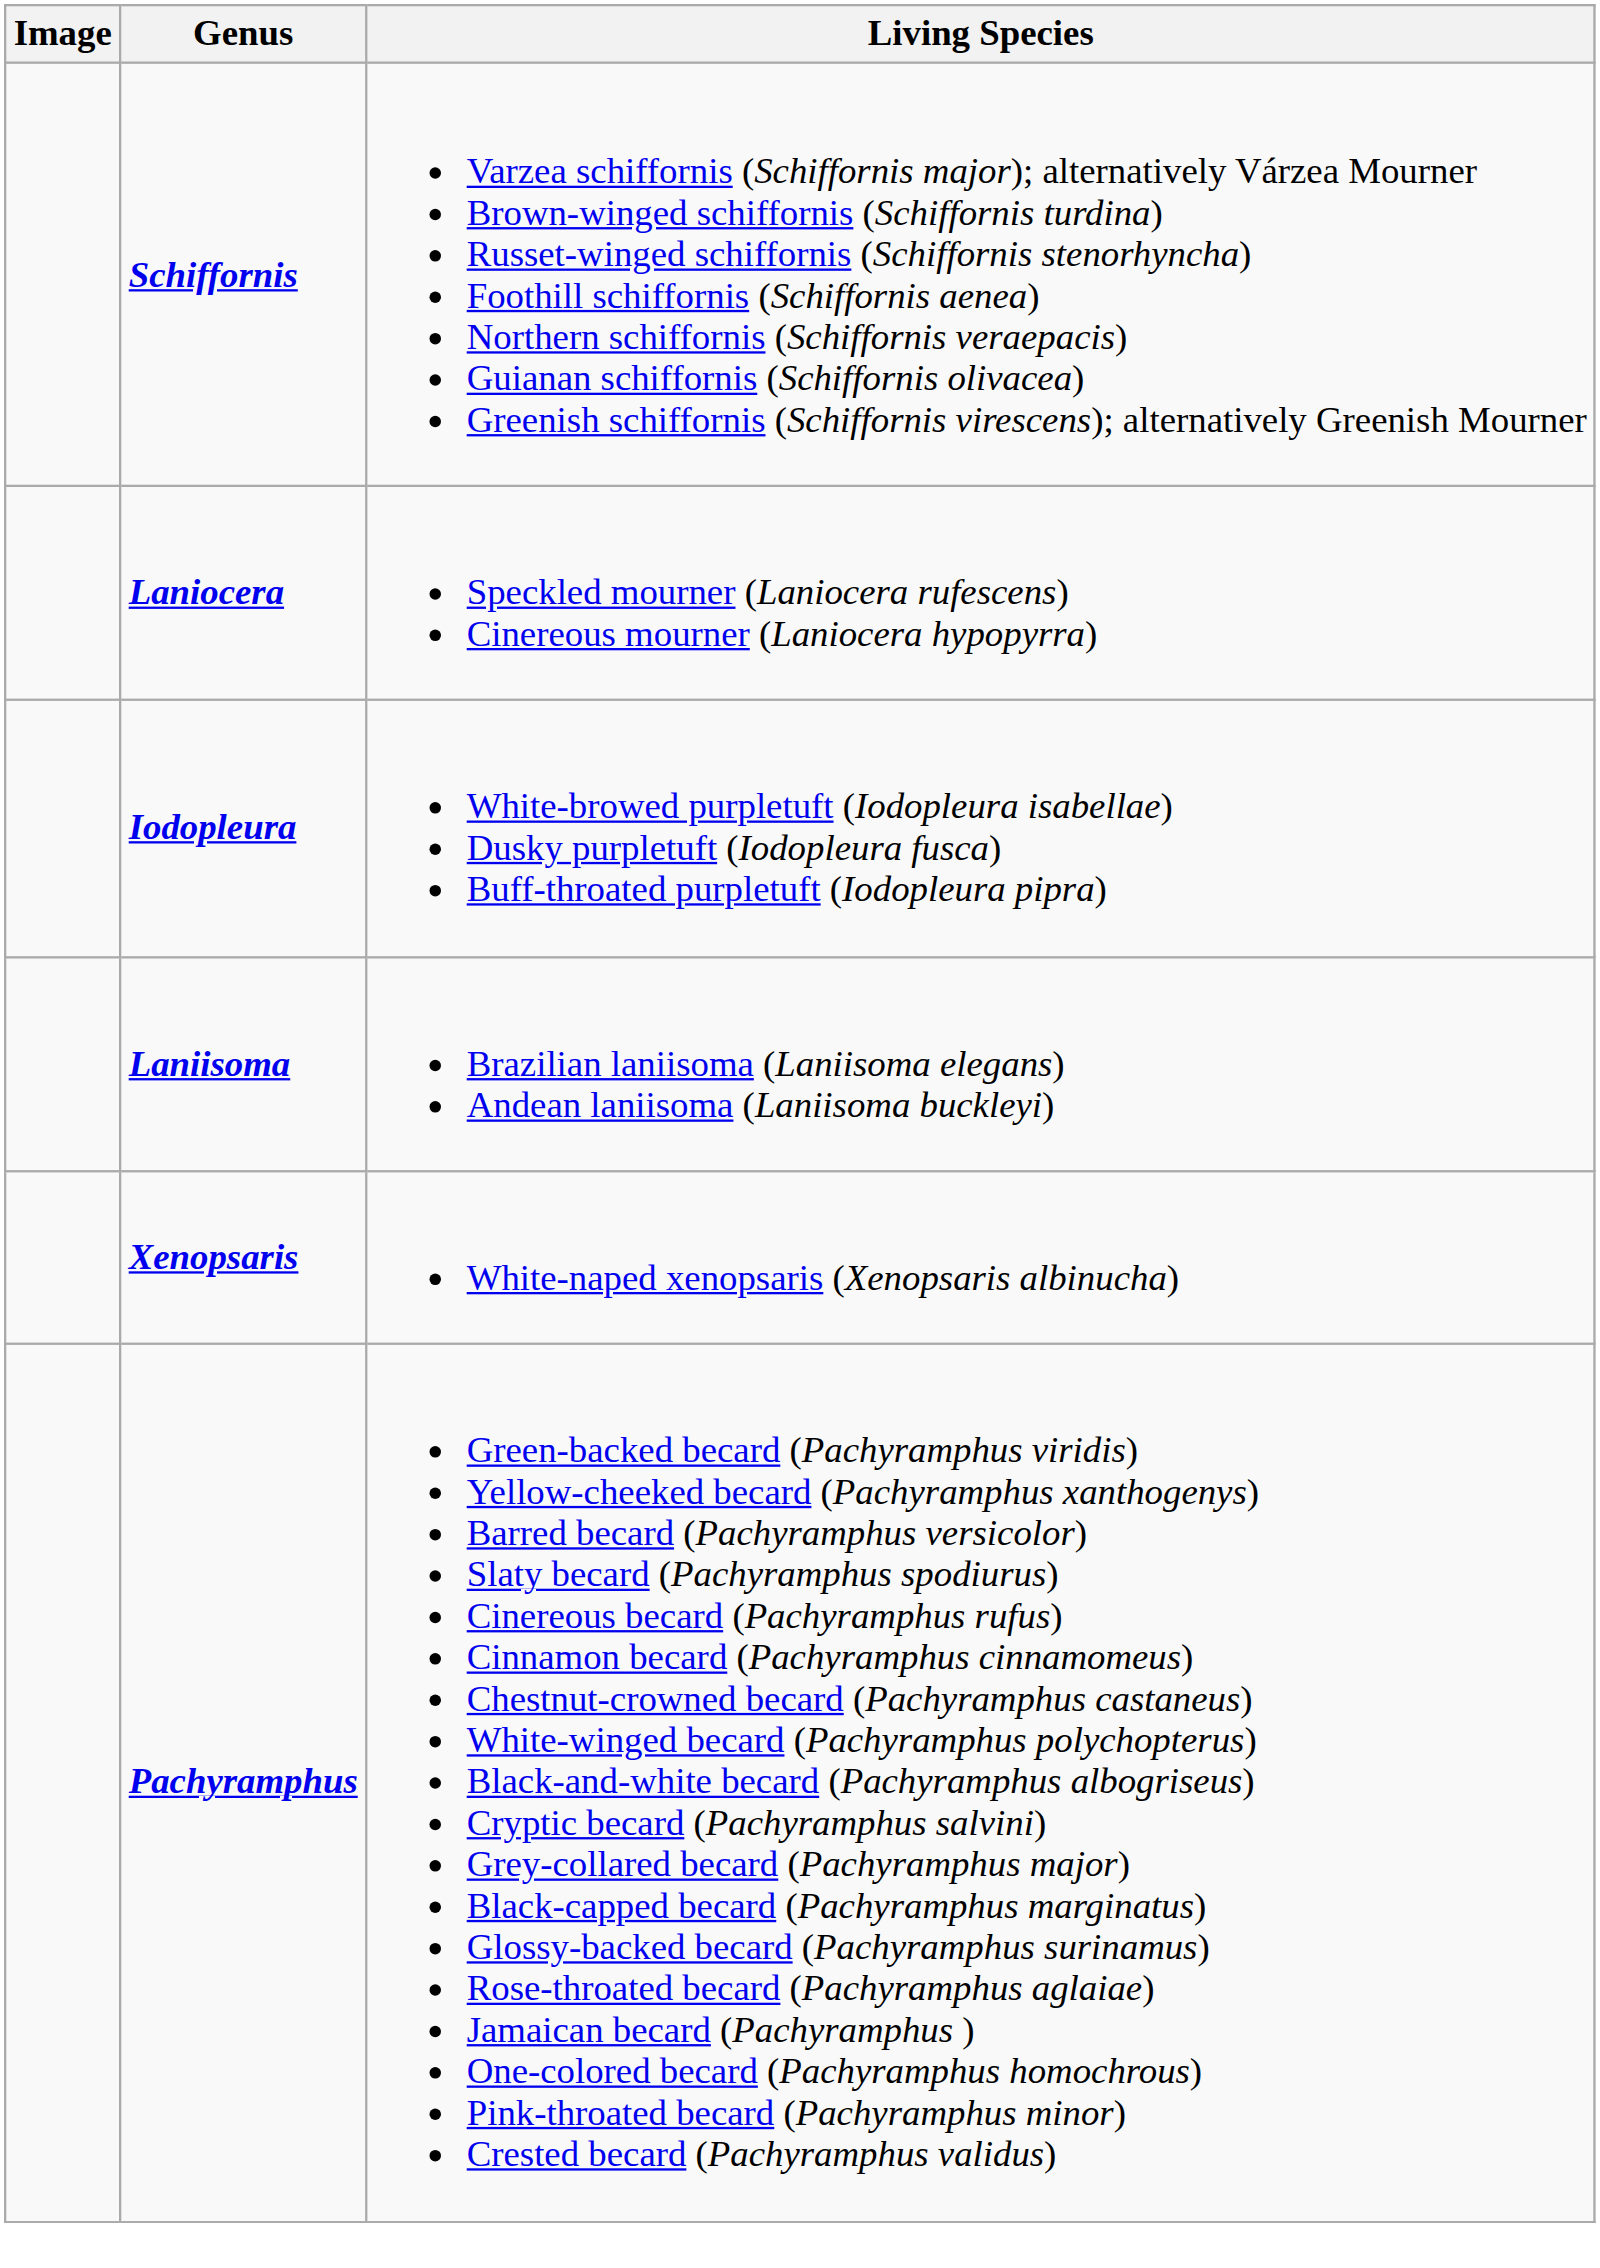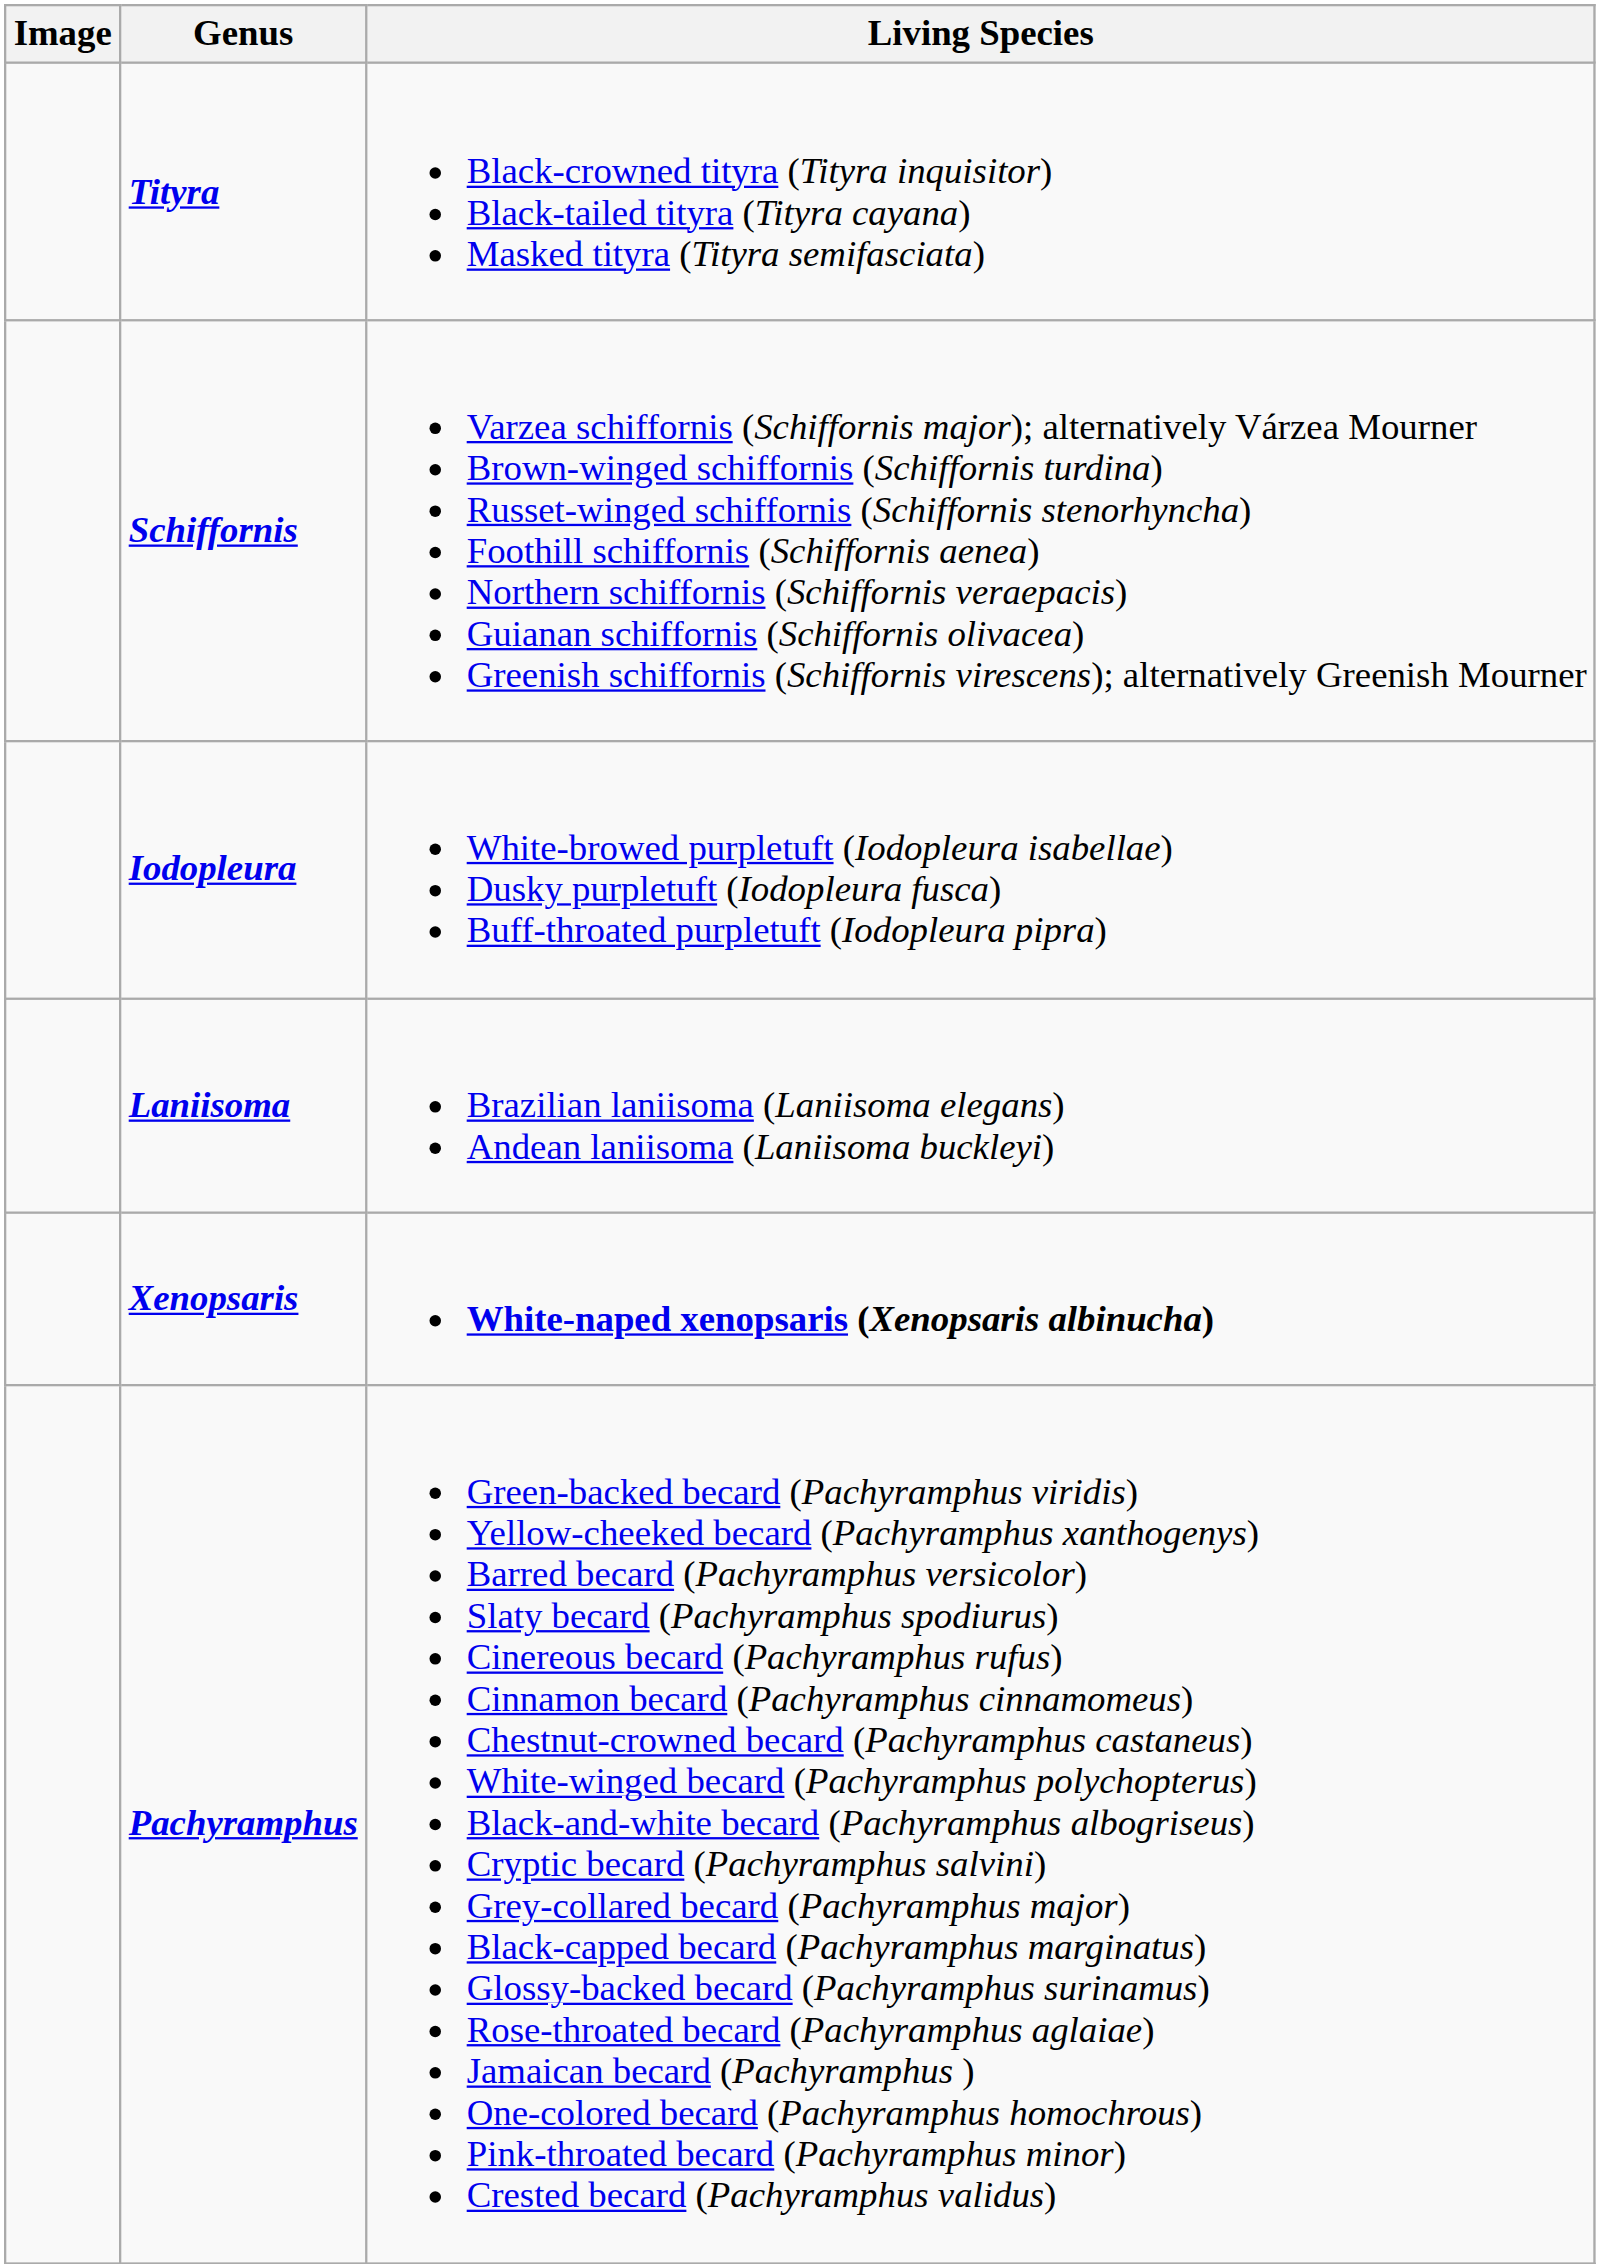+ row: (174, 190)
- row: (206, 592)
(981, 1278) normal -> (981, 1320) bold
